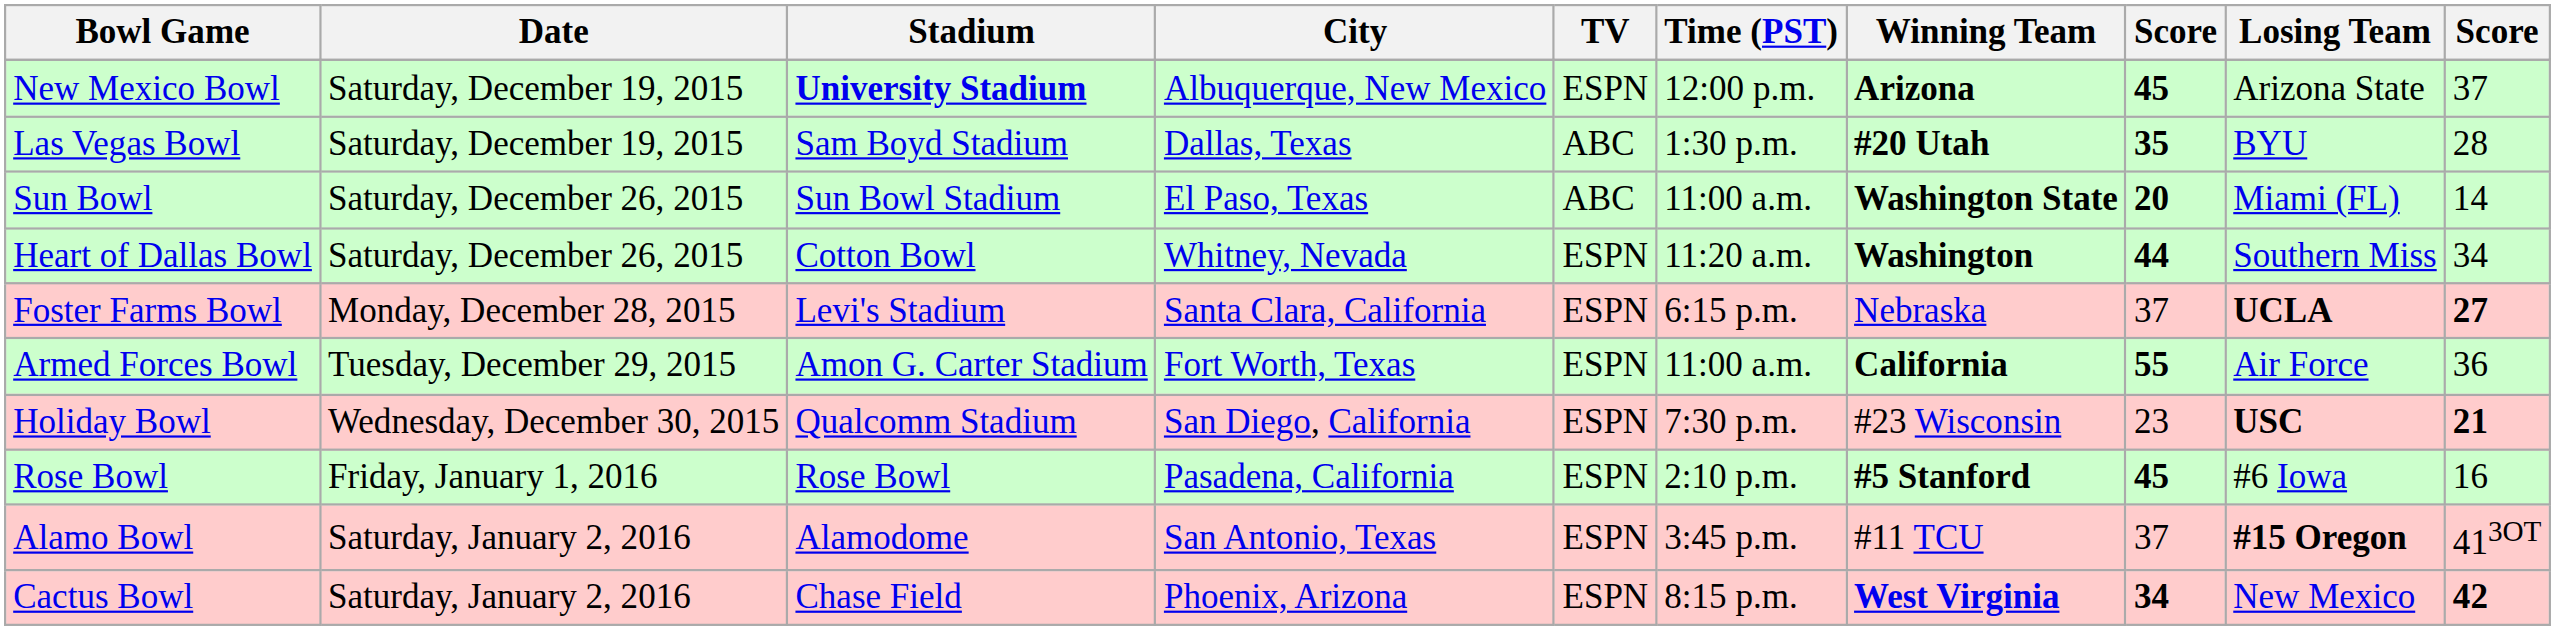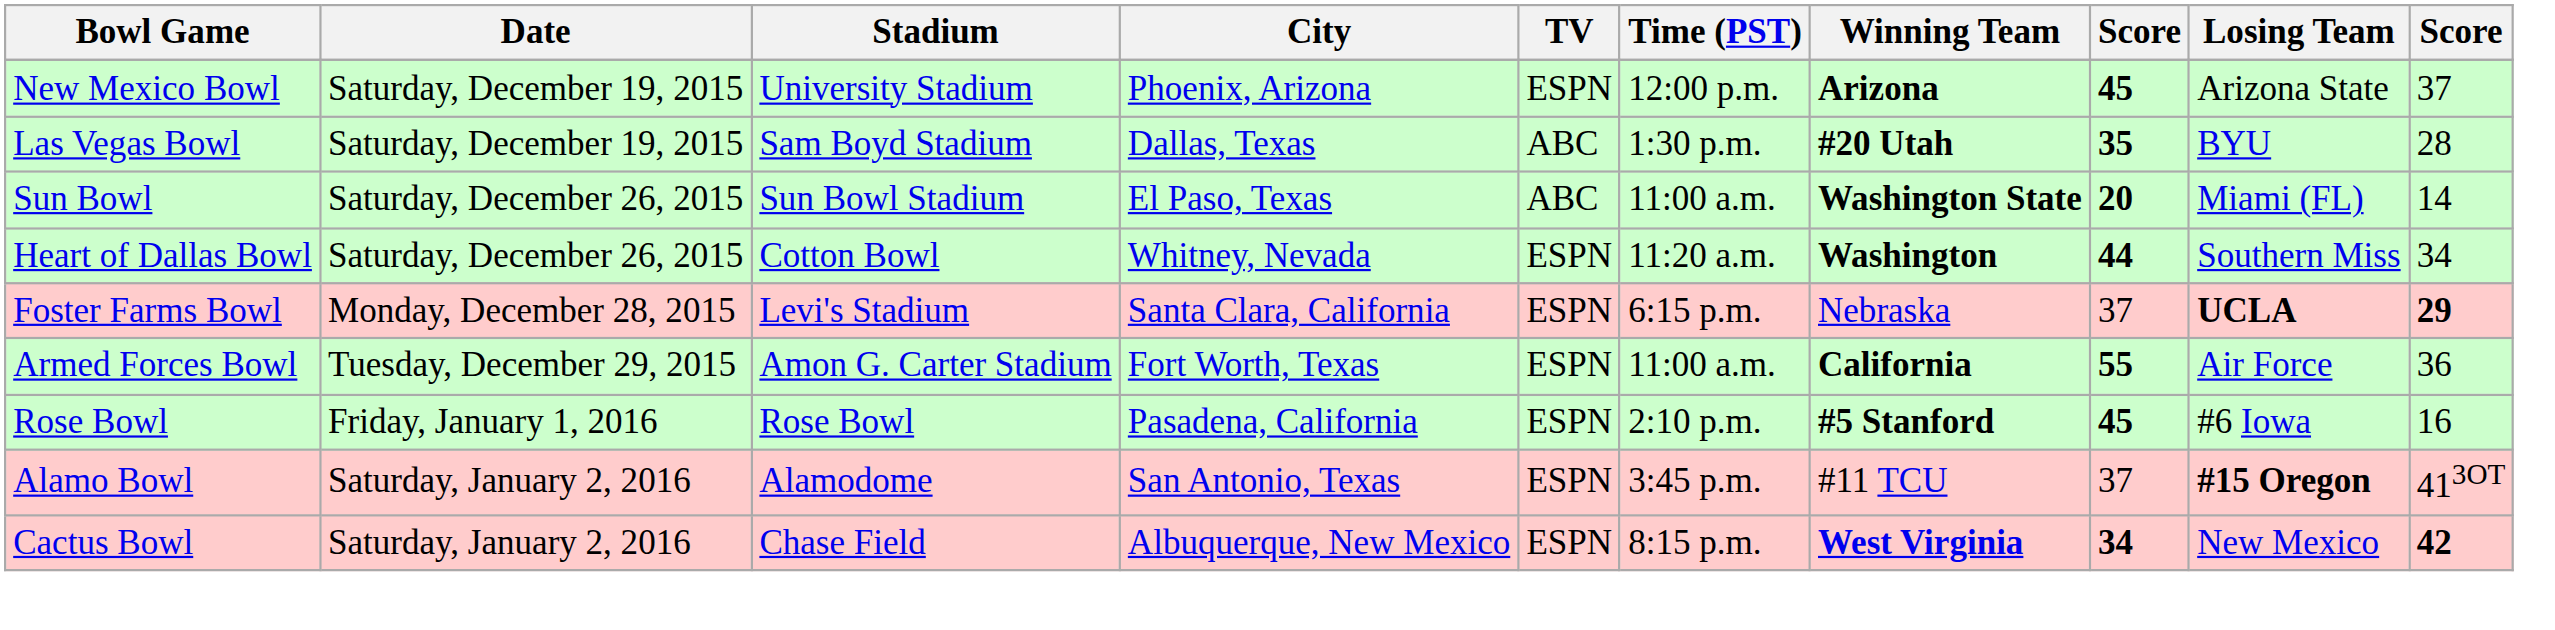(941, 87) bold -> (896, 87) normal
(1355, 87) Albuquerque, New Mexico -> (1249, 87) Phoenix, Arizona
(2470, 310) 27 -> (2434, 310) 29
- row: (112, 421)
(1286, 597) Phoenix, Arizona -> (1319, 541) Albuquerque, New Mexico
